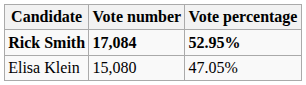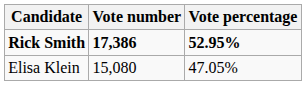(114, 42) 17,084 -> (114, 42) 17,386
